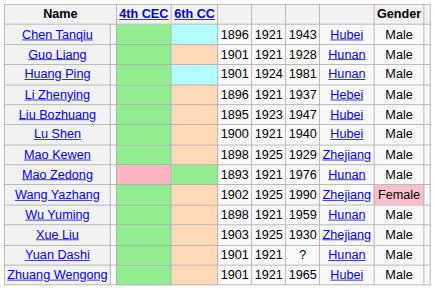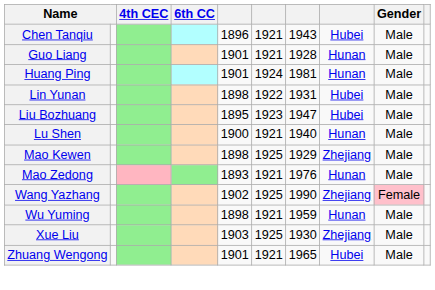- row: (57, 94)
+ row: (57, 94)
(347, 134) Hubei -> (347, 134) Hunan
- row: (57, 255)
